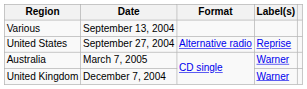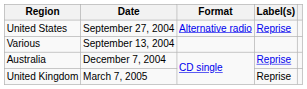rows swapped: (23, 28) <-> (37, 44)
(115, 60) March 7, 2005 -> (124, 60) December 7, 2004
(273, 60) Warner -> (274, 60) Reprise
(124, 76) December 7, 2004 -> (115, 76) March 7, 2005
(273, 76) Warner -> (274, 76) Reprise
